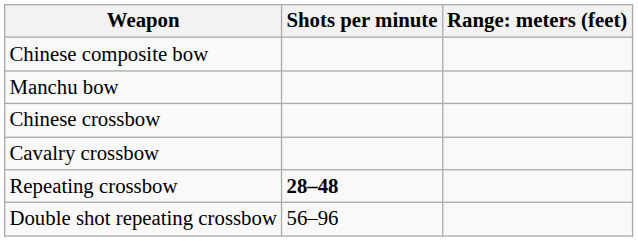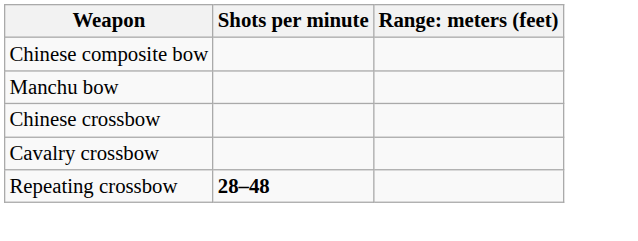- row: (143, 218)
